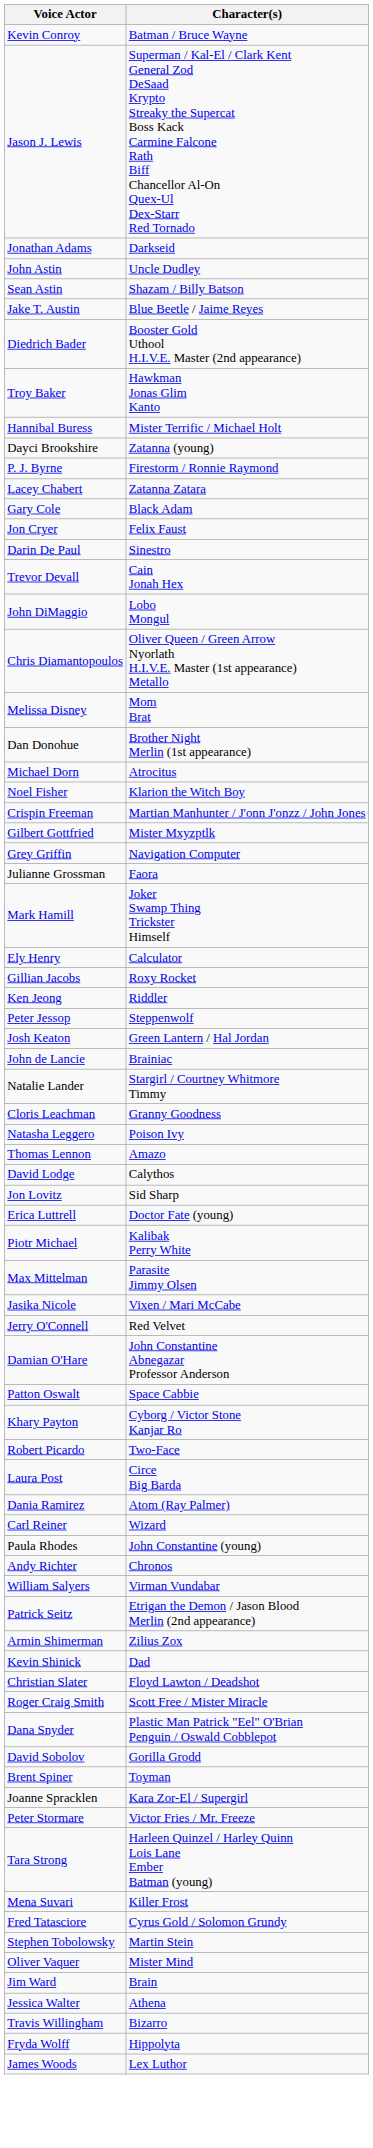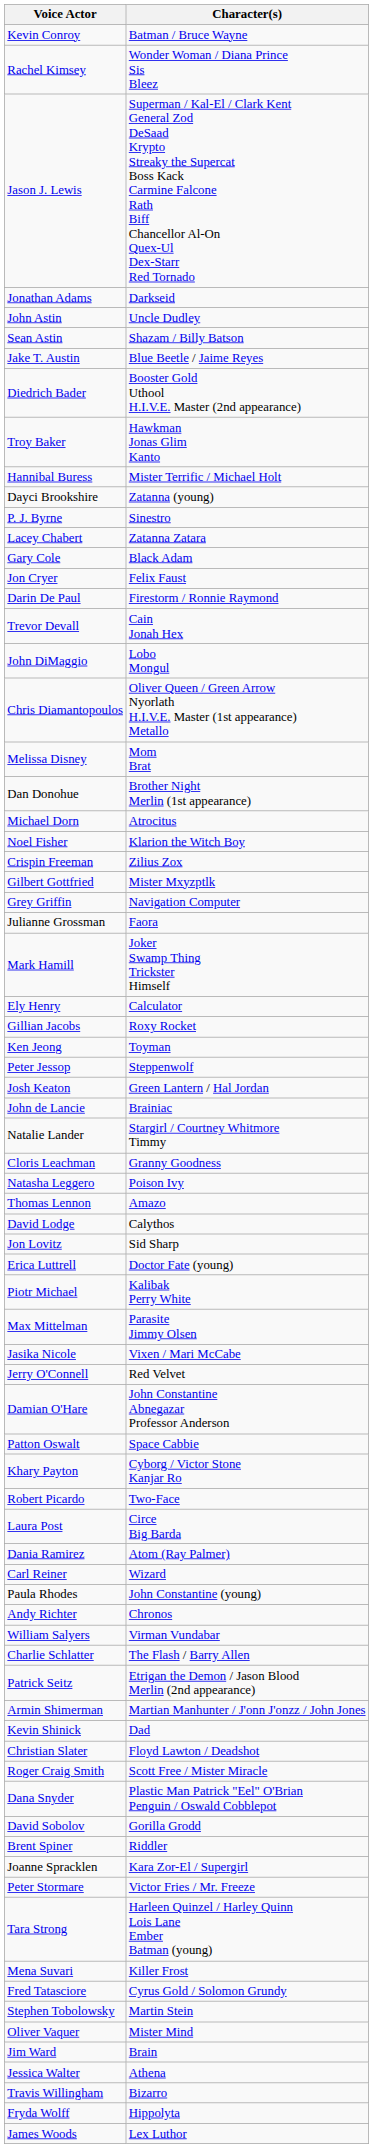+ row: (47, 69)
(204, 468) Firestorm / Ronnie Raymond -> (150, 517) Sinestro
(150, 549) Sinestro -> (204, 598) Firestorm / Ronnie Raymond
(247, 812) Martian Manhunter / J'onn J'onzz / John Jones -> (156, 861) Zilius Zox
(148, 998) Riddler -> (150, 1047) Toyman
+ row: (51, 1655)
(156, 1641) Zilius Zox -> (247, 1710) Martian Manhunter / J'onn J'onzz / John Jones
(150, 1777) Toyman -> (148, 1846) Riddler
